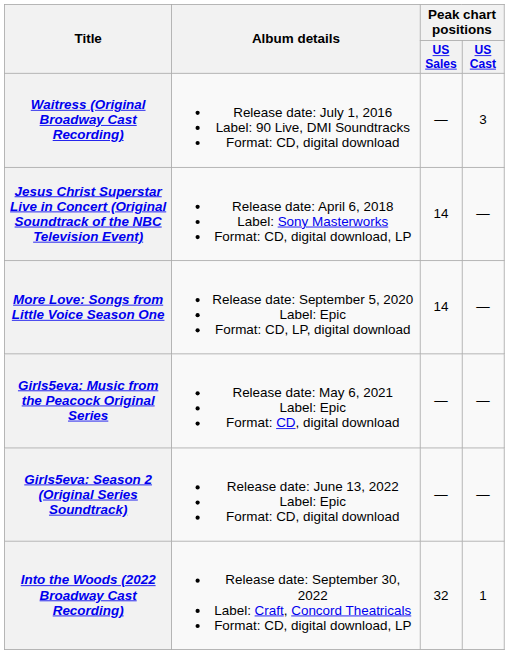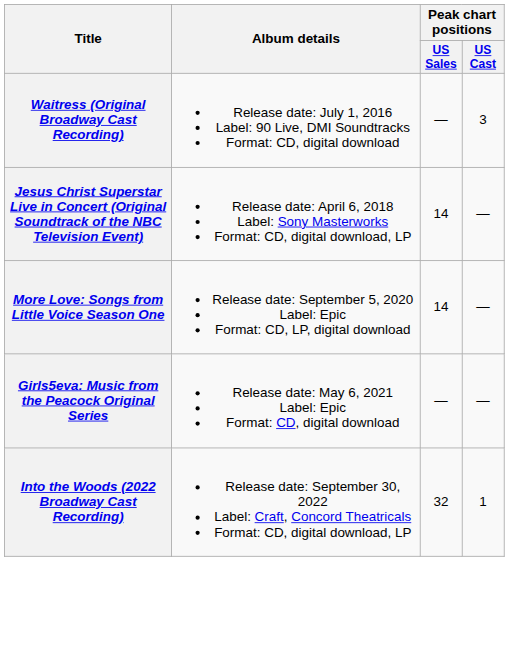- row: (88, 494)
